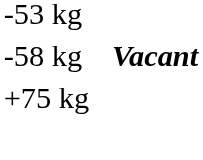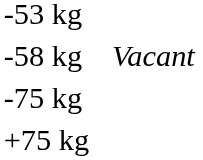(155, 56) bold -> (153, 56) normal
+ row: (43, 97)
